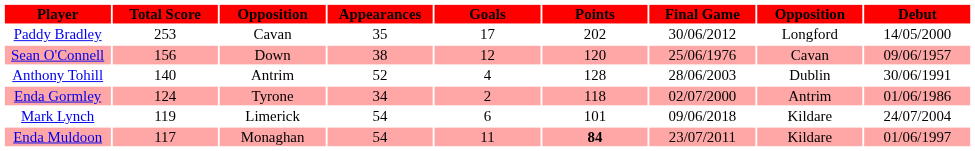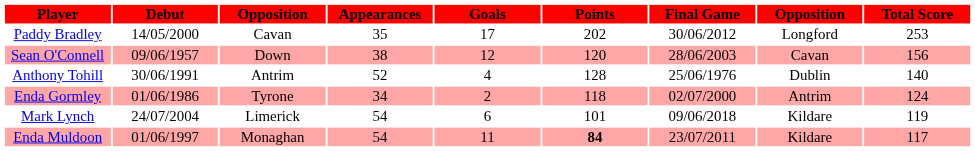columns swapped: (917, 14) <-> (165, 14)
(702, 55) 25/06/1976 -> (702, 55) 28/06/2003
(702, 75) 28/06/2003 -> (702, 75) 25/06/1976
